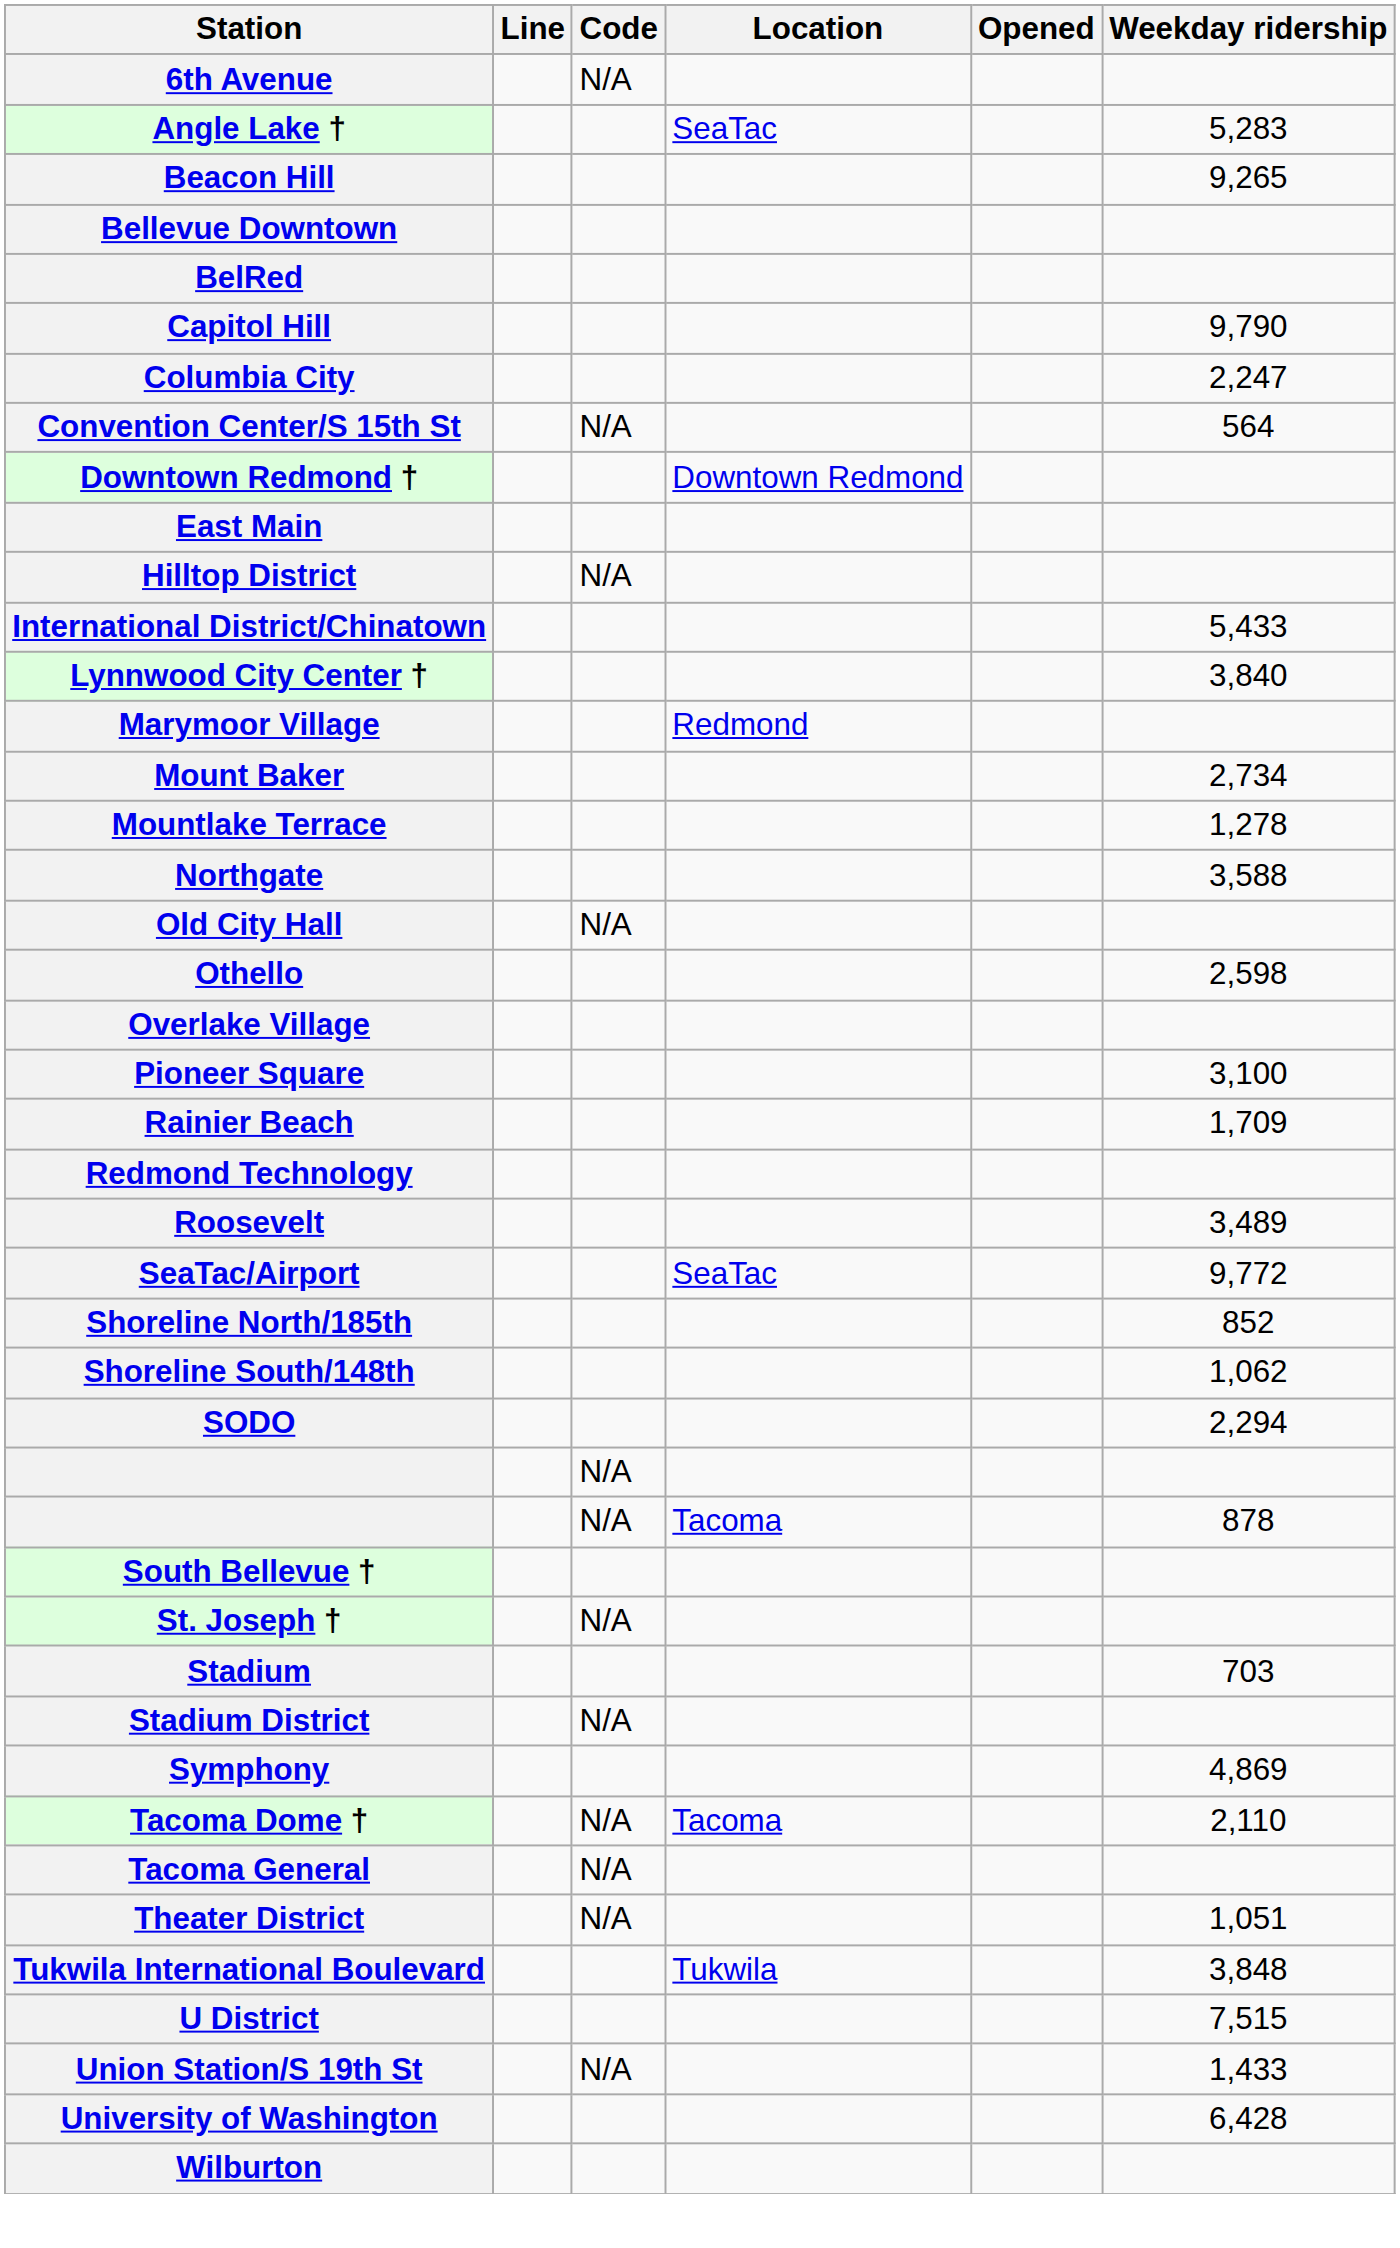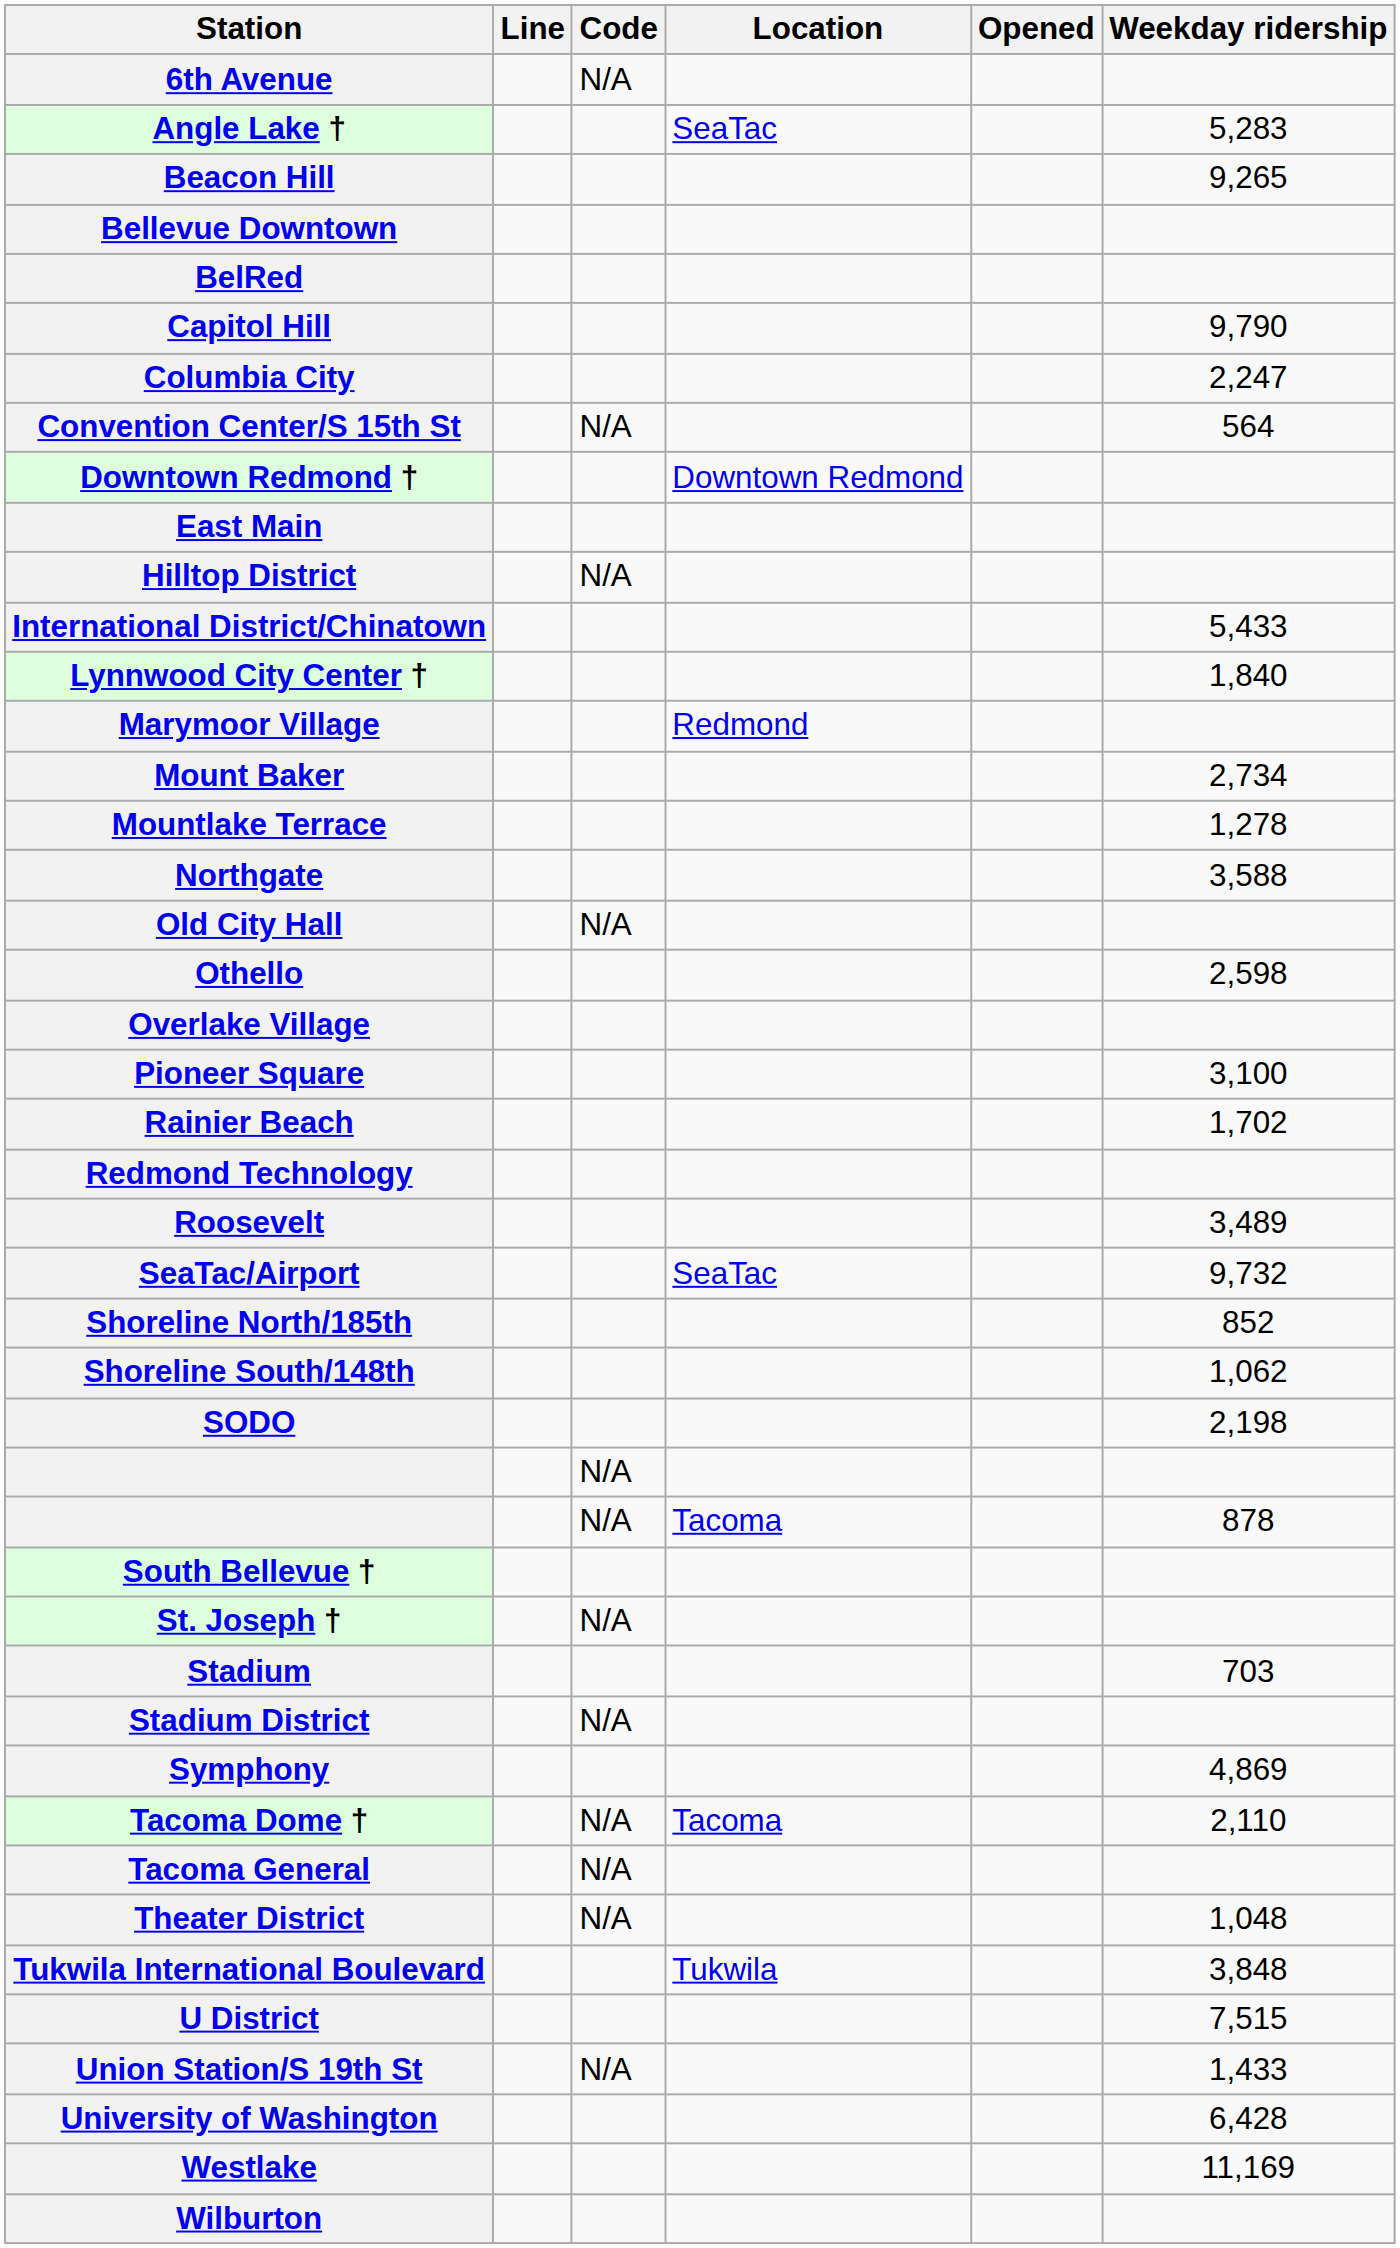(1248, 675) 3,840 -> (1248, 675) 1,840
(1248, 1123) 1,709 -> (1248, 1123) 1,702
(1248, 1272) 9,772 -> (1248, 1272) 9,732
(1248, 1421) 2,294 -> (1248, 1421) 2,198
(1248, 1919) 1,051 -> (1248, 1919) 1,048
+ row: (249, 2167)
